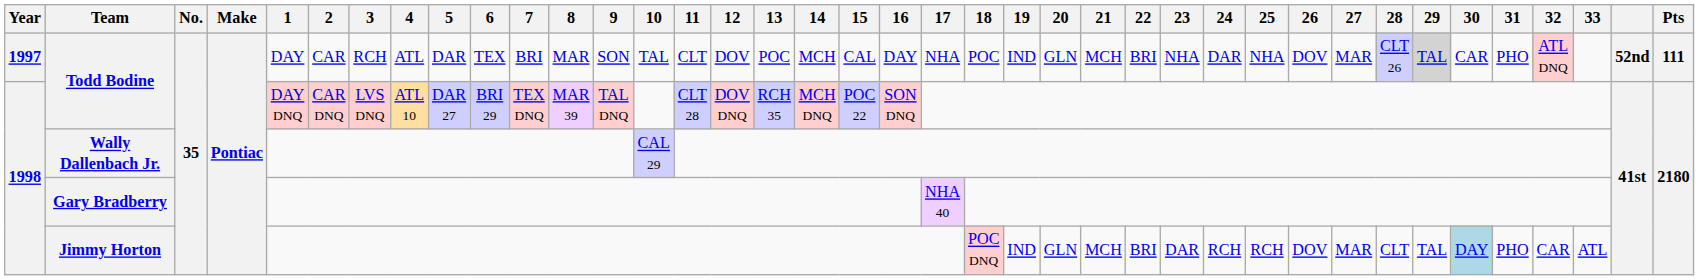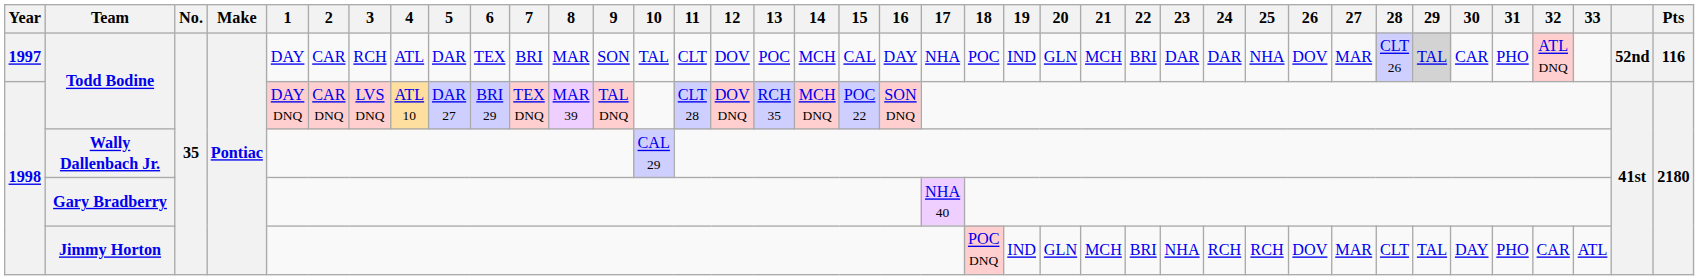(1182, 56) NHA -> (1182, 56) DAR
(1673, 56) 111 -> (1673, 56) 116
(1182, 249) DAR -> (1182, 249) NHA
(1472, 249) lightblue background -> (1472, 249) no background
